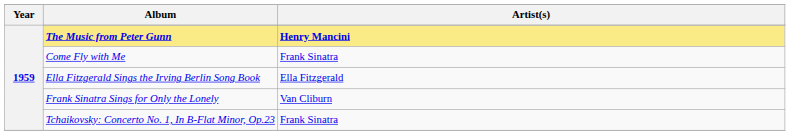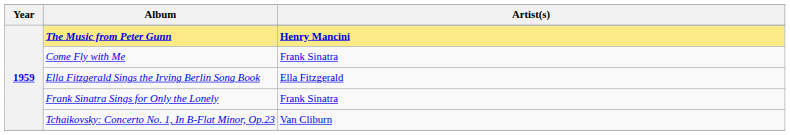(306, 99) Van Cliburn -> (309, 99) Frank Sinatra
(309, 120) Frank Sinatra -> (306, 120) Van Cliburn
